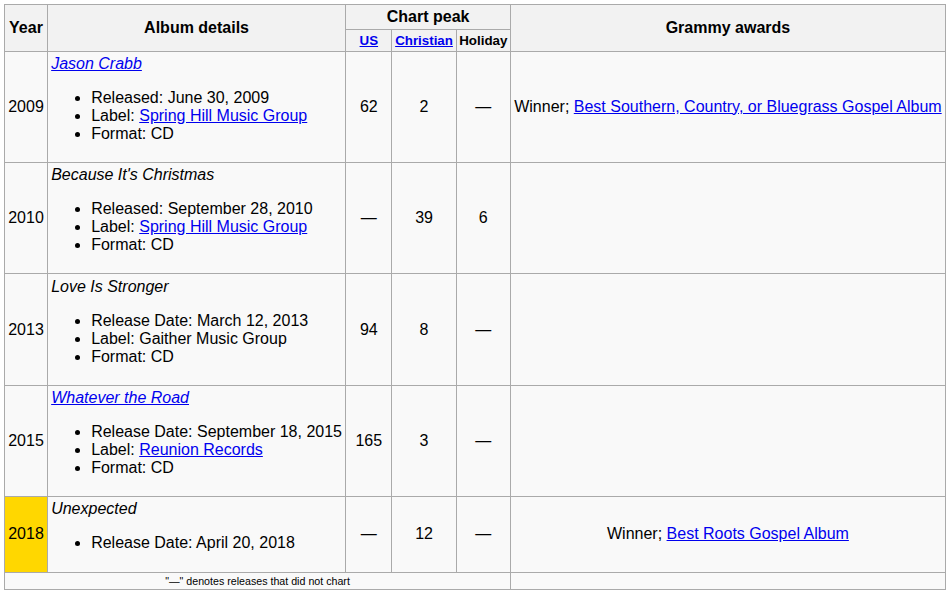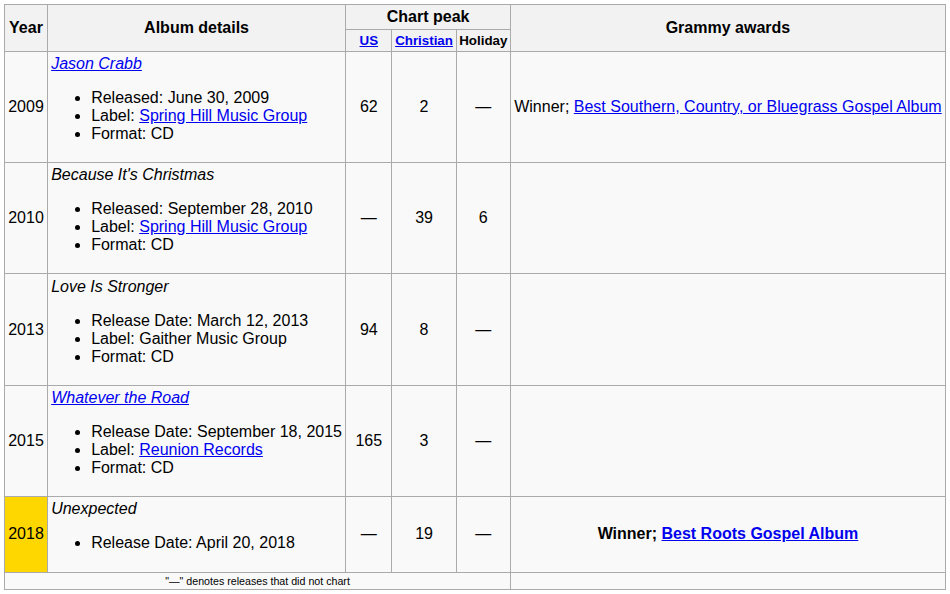(424, 534) 12 -> (424, 534) 19
(728, 534) normal -> (728, 534) bold
